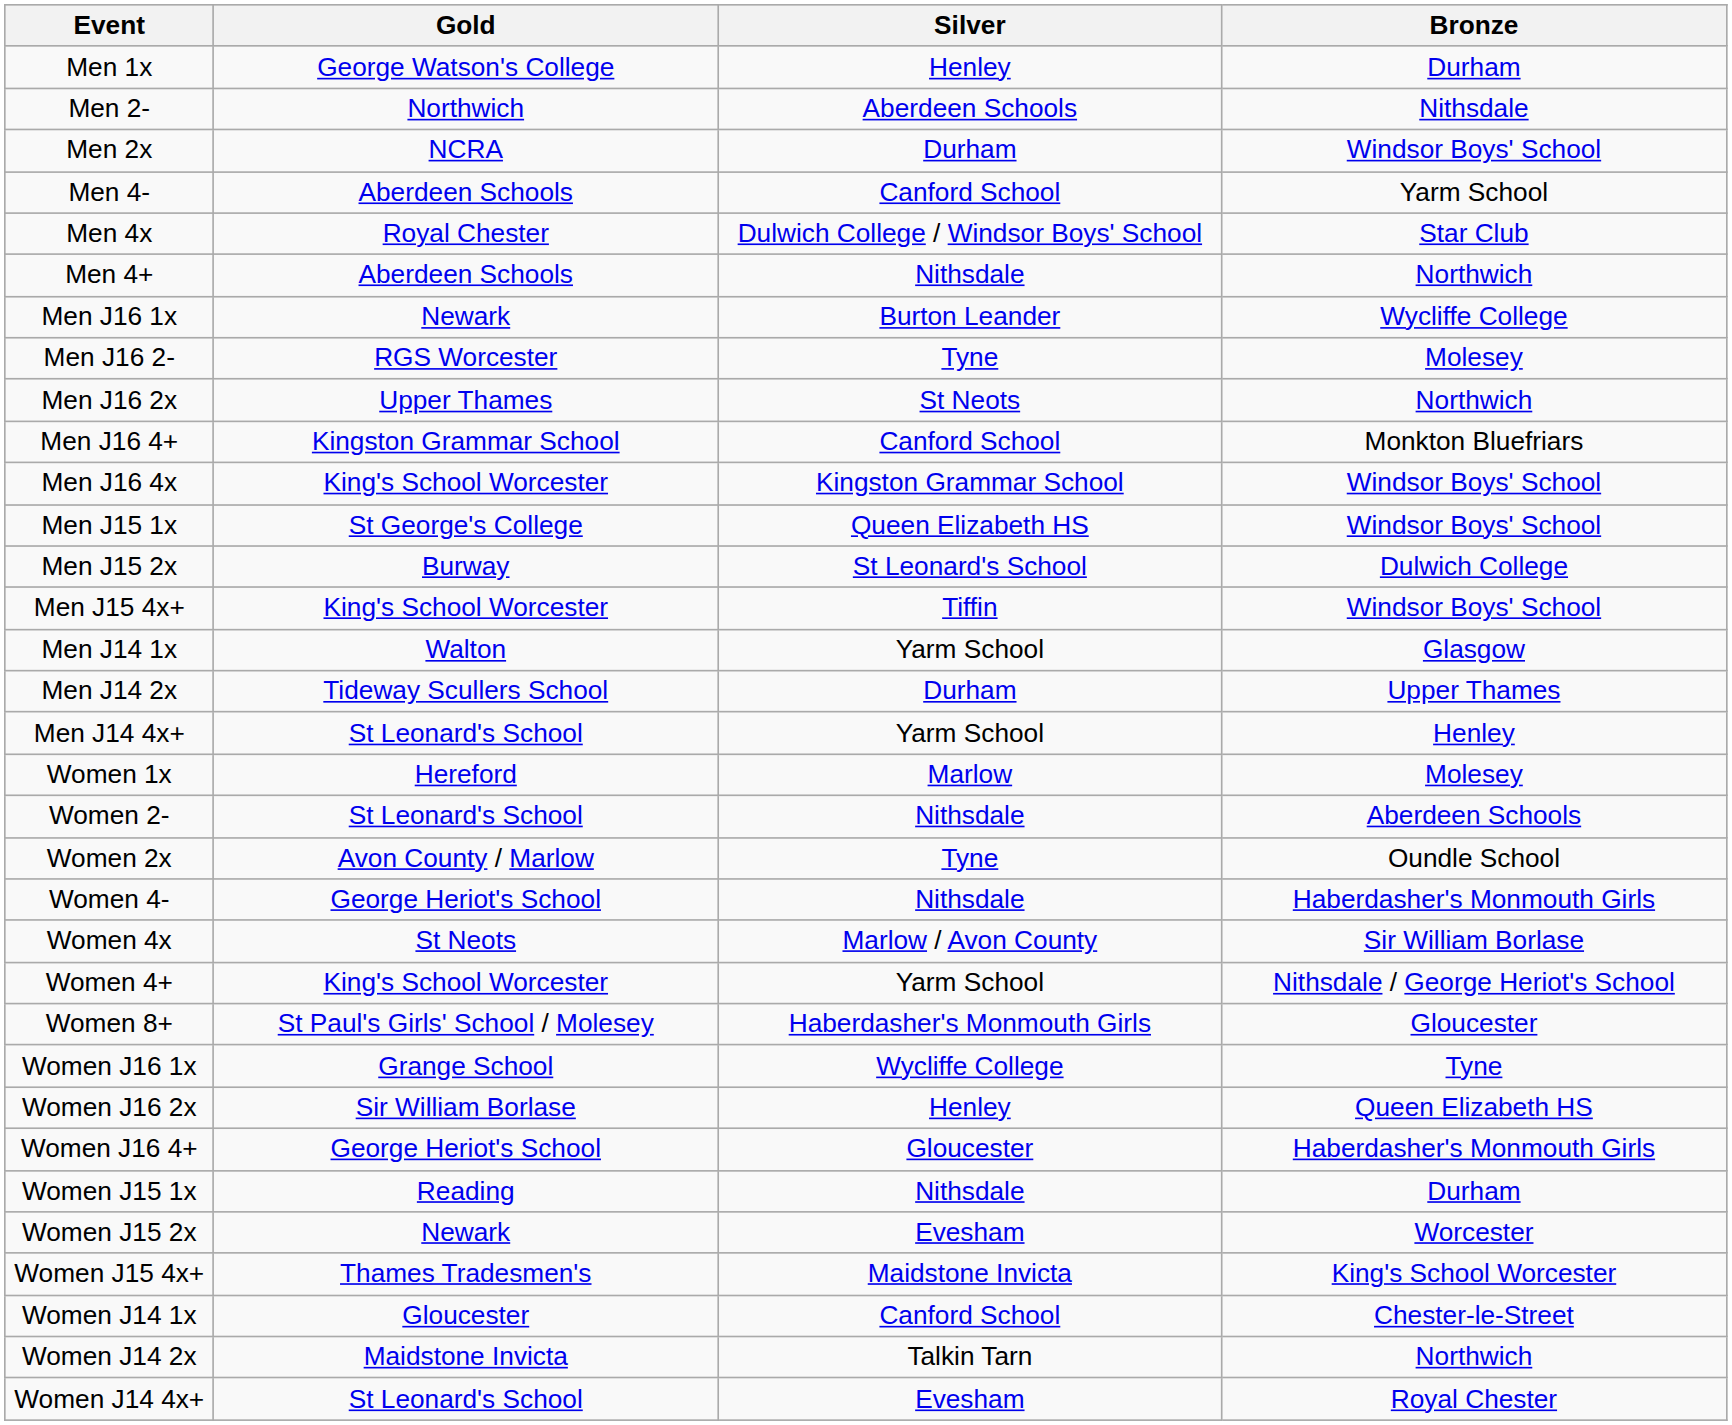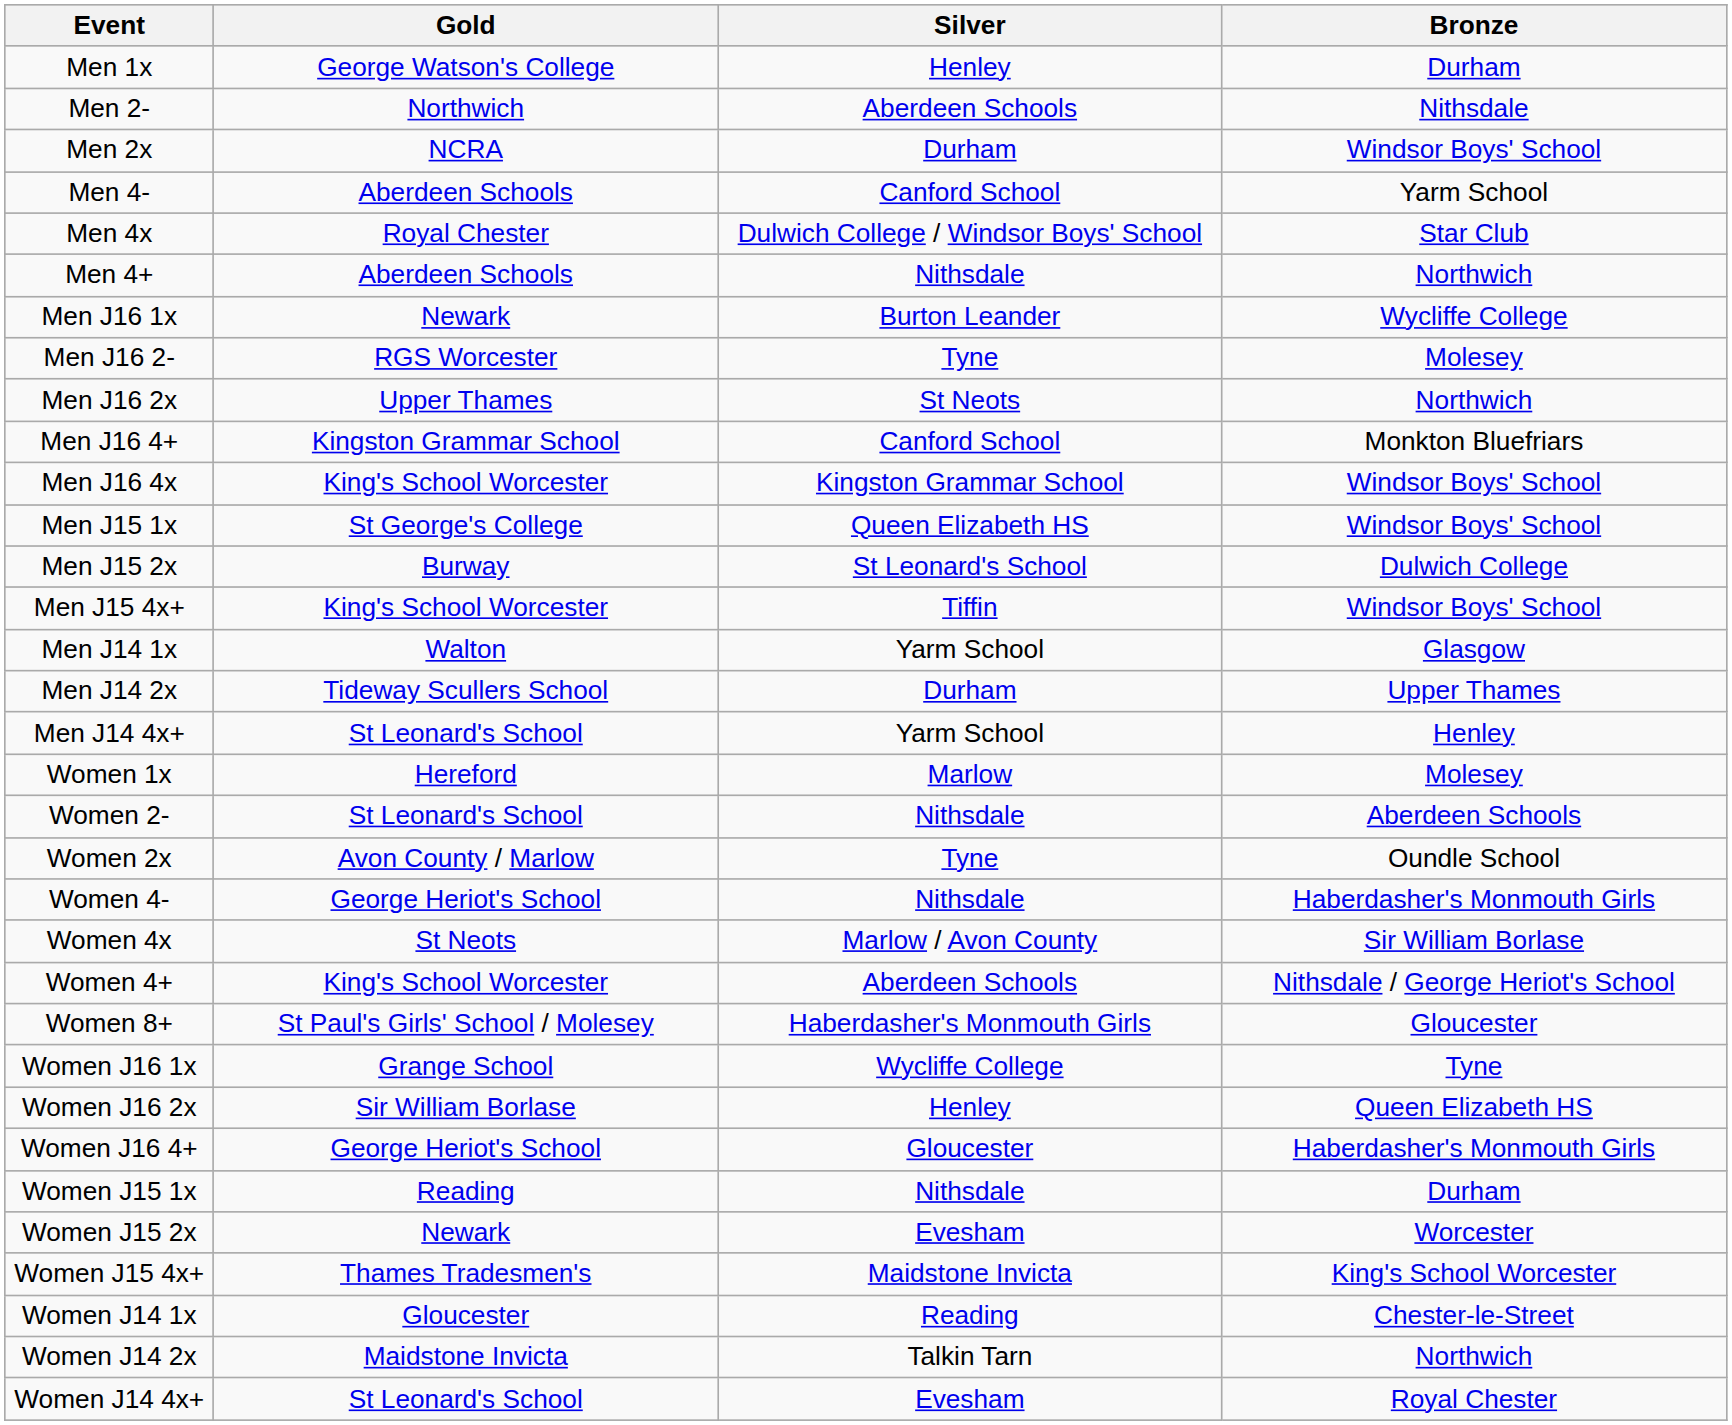(970, 982) Yarm School -> (970, 982) Aberdeen Schools
(970, 1315) Canford School -> (970, 1315) Reading
